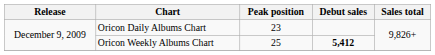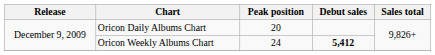(276, 27) 23 -> (276, 27) 20
(276, 43) 25 -> (276, 43) 24
